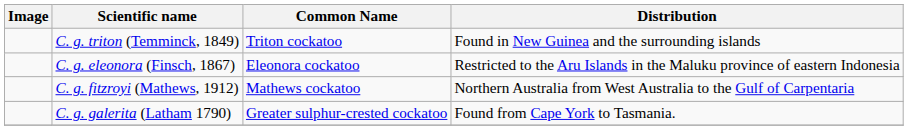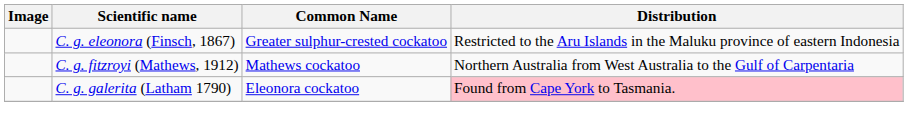- row: (147, 40)
(303, 64) Eleonora cockatoo -> (346, 40) Greater sulphur-crested cockatoo
(347, 112) Greater sulphur-crested cockatoo -> (302, 88) Eleonora cockatoo
(565, 112) no background -> (565, 88) pink background
